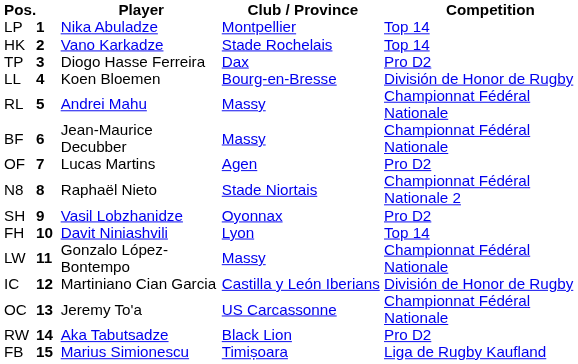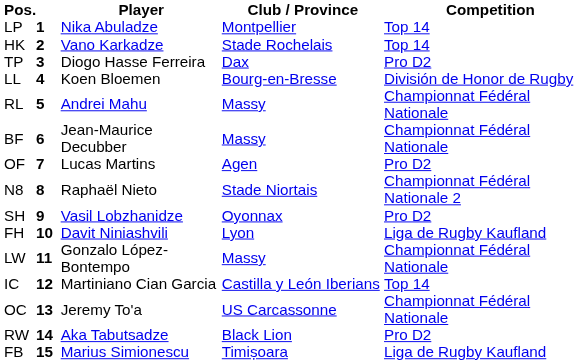(407, 232) Top 14 -> (465, 232) Liga de Rugby Kaufland
(479, 284) División de Honor de Rugby -> (407, 284) Top 14
